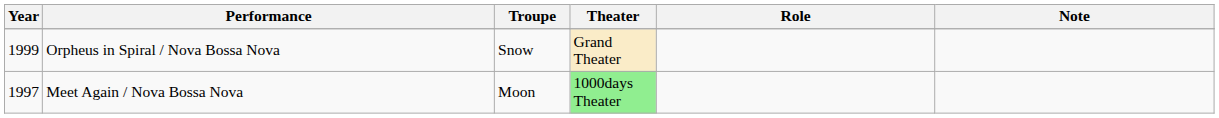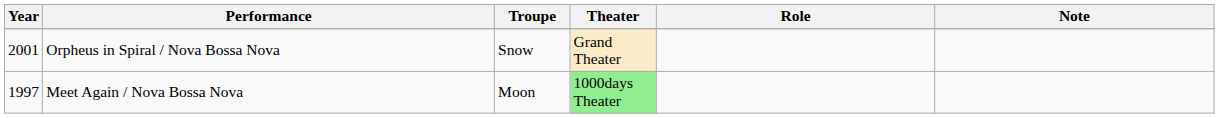(24, 50) 1999 -> (24, 50) 2001
